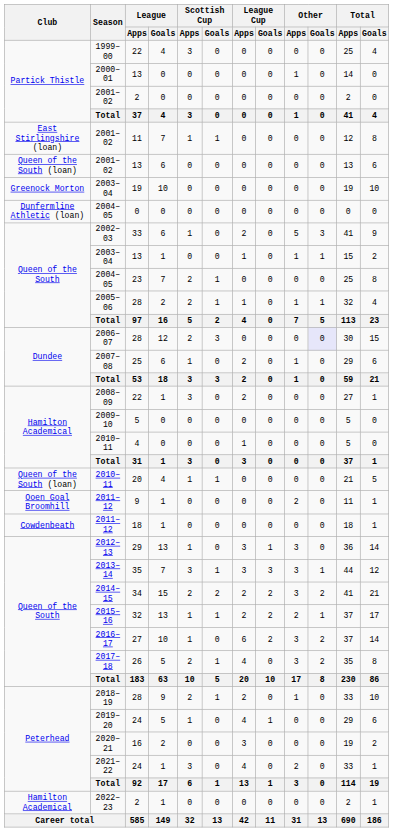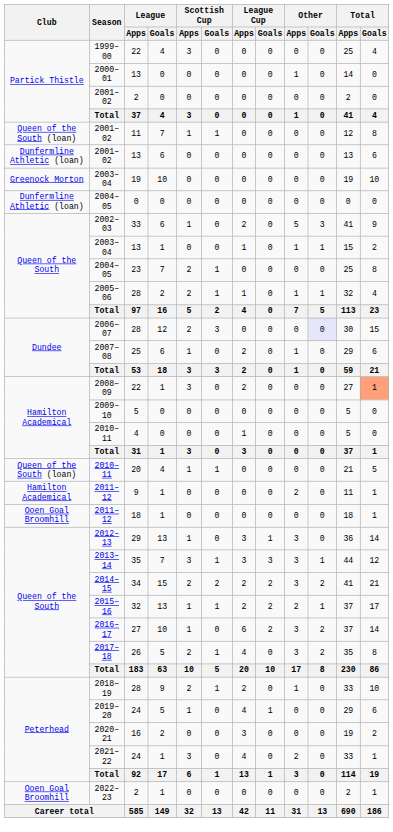(47, 138) East Stirlingshire (loan) -> (47, 134) Queen of the South (loan)
(47, 166) Queen of the South (loan) -> (47, 156) Dunfermline Athletic (loan)
(374, 398) no background -> (374, 388) lightsalmon background
(47, 502) Ooen Goal Broomhill -> (47, 493) Hamilton Academical
(47, 525) Cowdenbeath -> (47, 516) Ooen Goal Broomhill
(47, 803) Hamilton Academical -> (47, 793) Ooen Goal Broomhill
